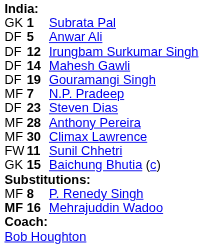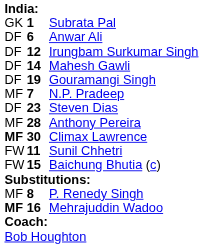(30, 37) 5 -> (30, 37) 6
(14, 137) normal -> (14, 137) bold
(14, 165) GK -> (14, 165) FW
